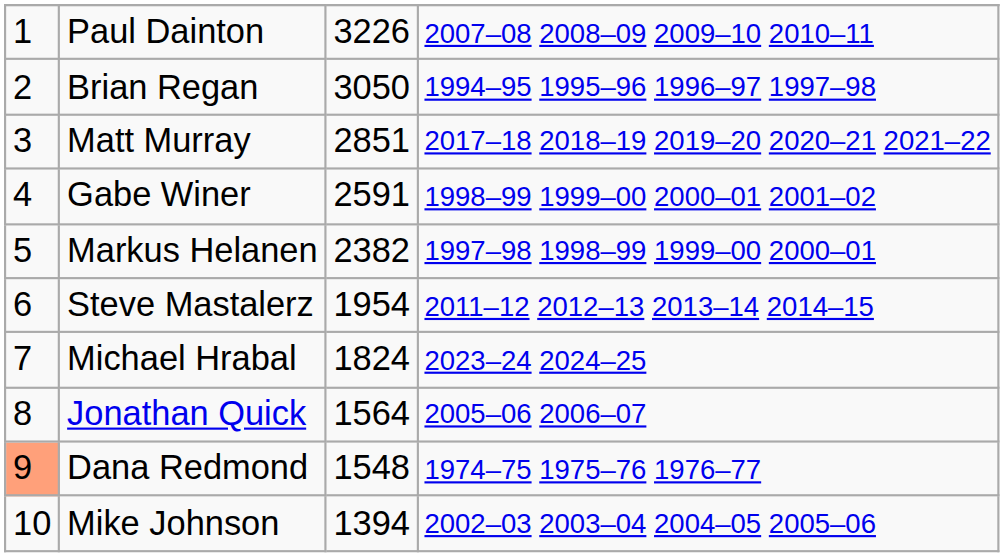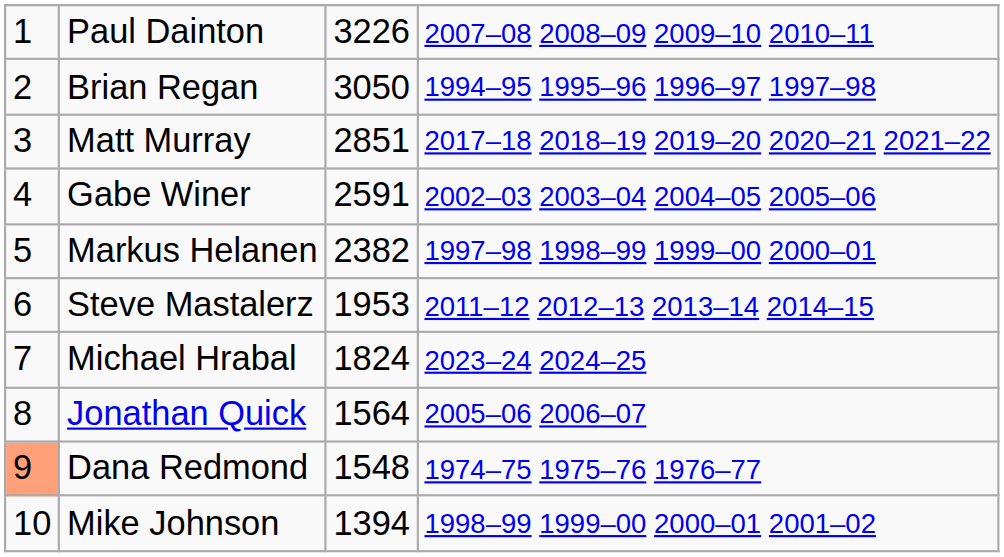(650, 196) 1998–99 1999–00 2000–01 2001–02 -> (650, 196) 2002–03 2003–04 2004–05 2005–06
(372, 304) 1954 -> (372, 304) 1953
(650, 523) 2002–03 2003–04 2004–05 2005–06 -> (650, 523) 1998–99 1999–00 2000–01 2001–02
